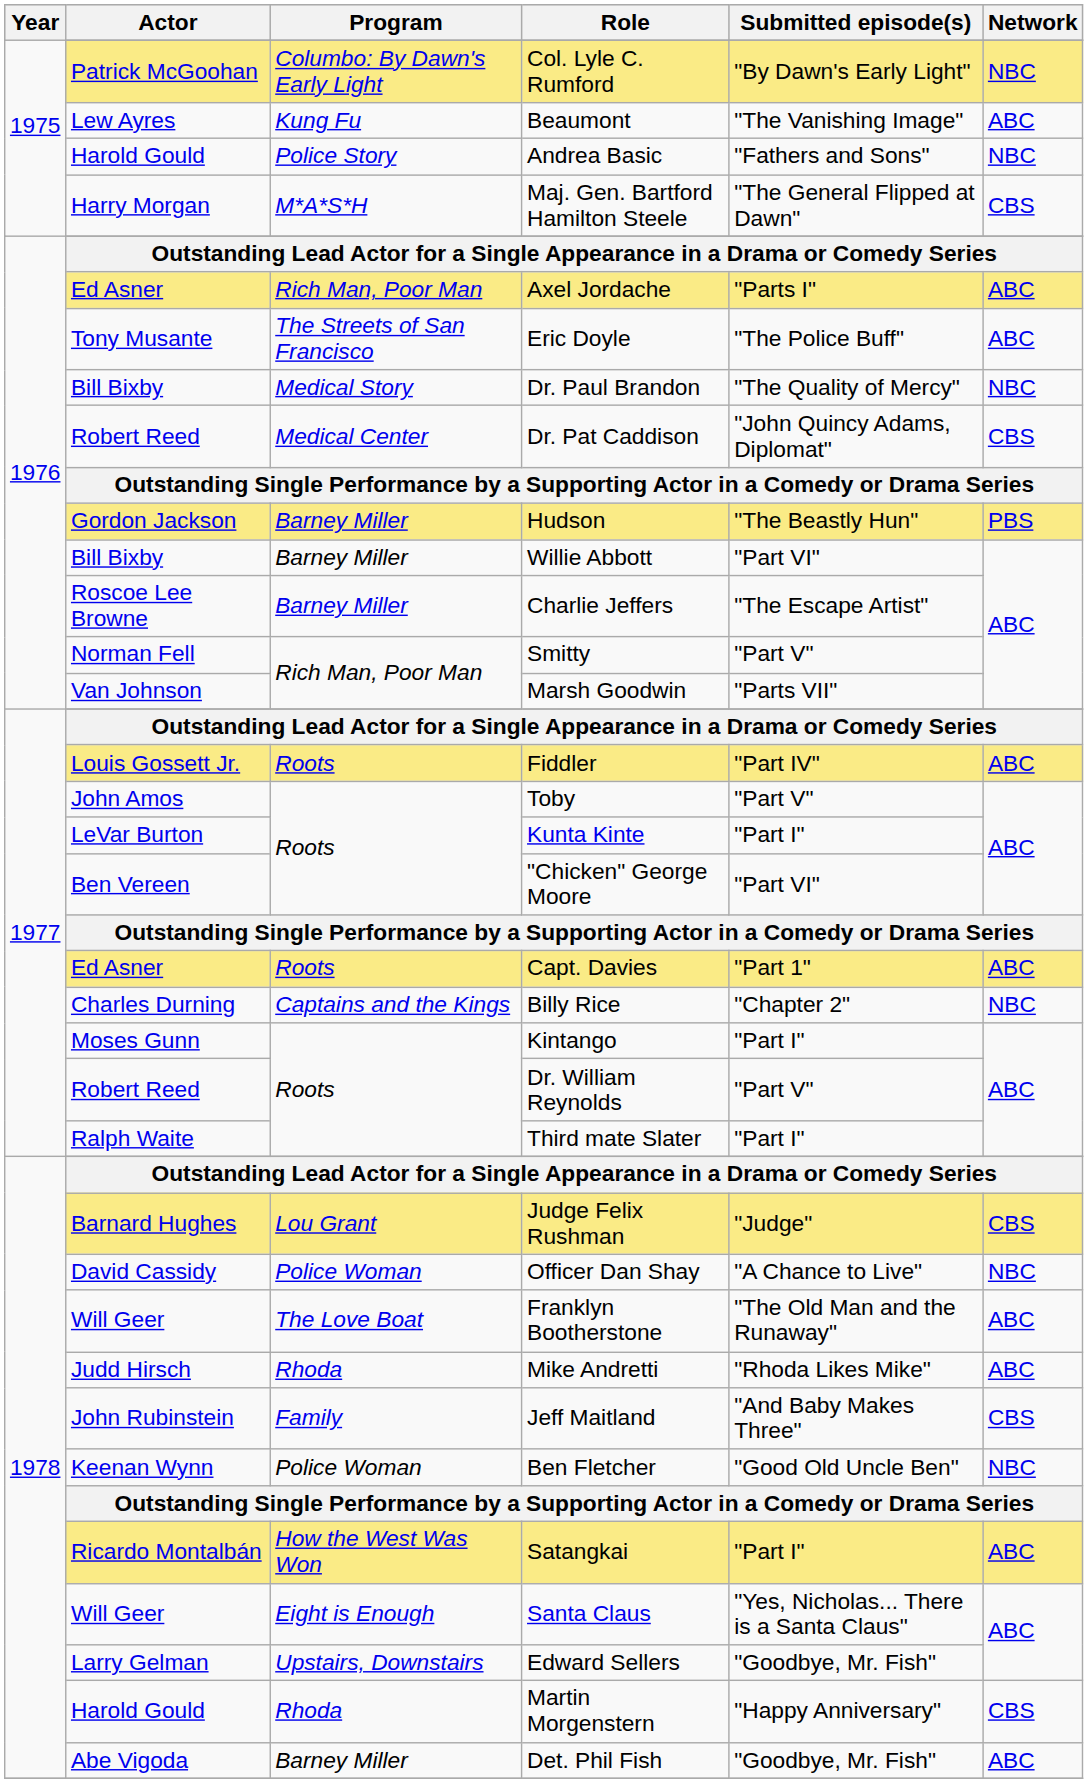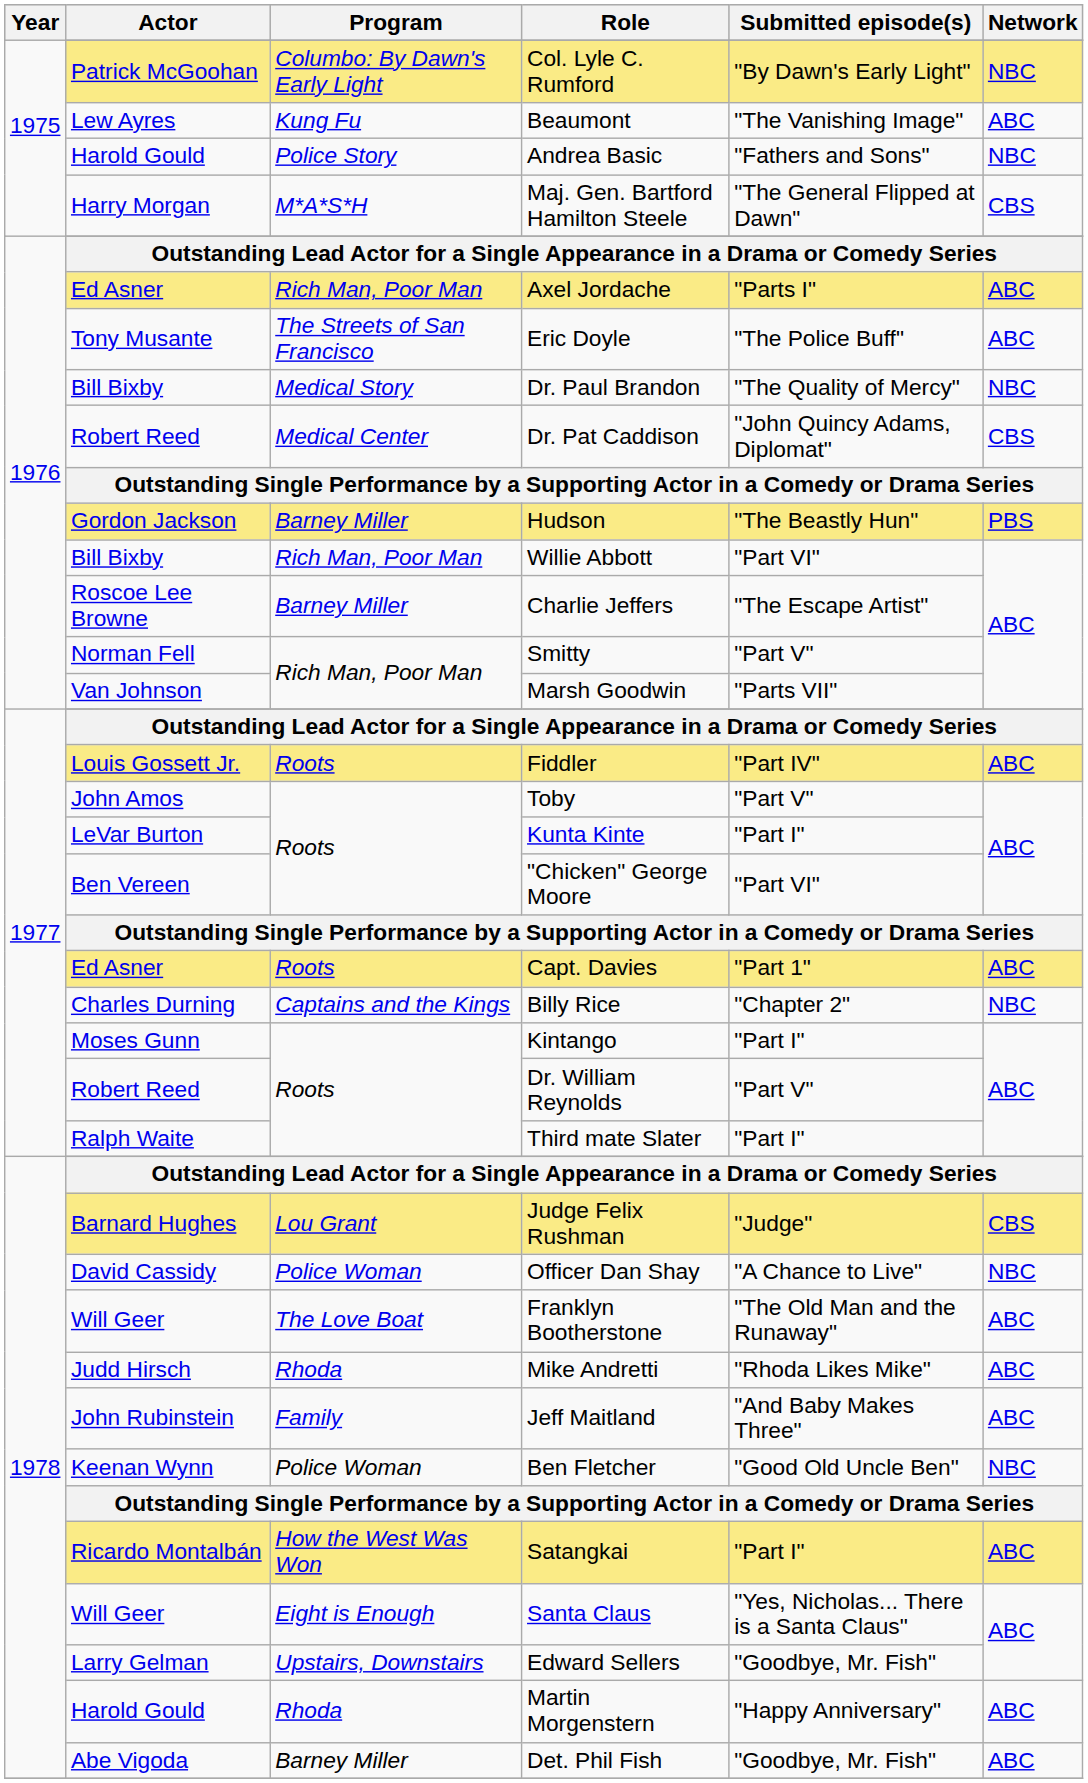(342, 557) Barney Miller -> (379, 557) Rich Man, Poor Man
(1011, 1418) CBS -> (1011, 1418) ABC
(1011, 1711) CBS -> (1011, 1711) ABC
